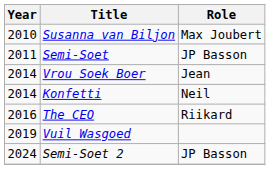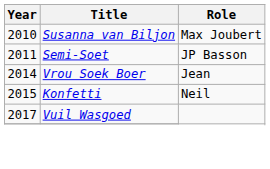(22, 94) 2014 -> (22, 94) 2015
- row: (68, 114)
(22, 134) 2019 -> (22, 114) 2017
- row: (83, 154)
